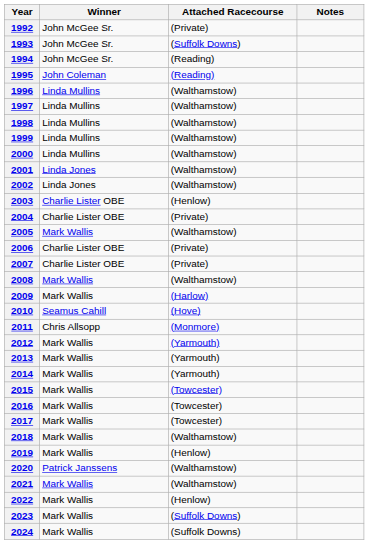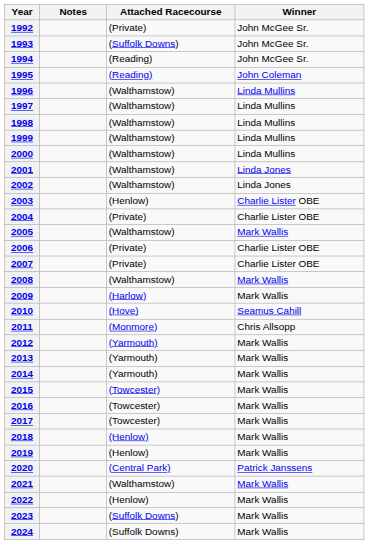columns swapped: (104, 12) <-> (330, 12)
(204, 437) (Walthamstow) -> (129, 437) (Henlow)
(204, 468) (Walthamstow) -> (140, 468) (Central Park)
